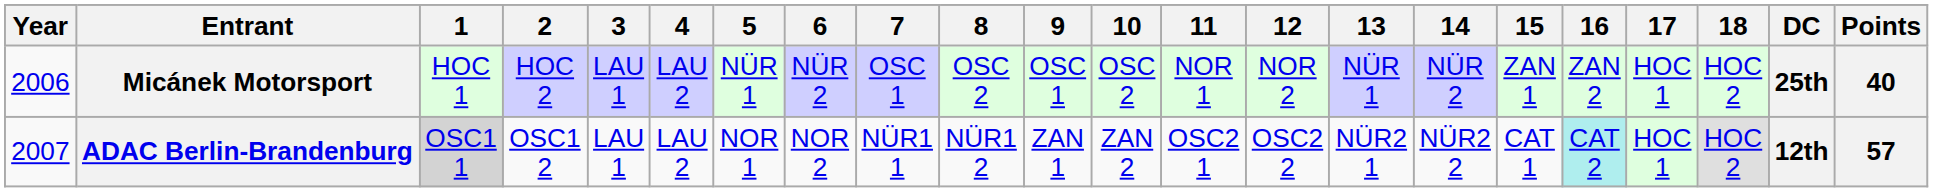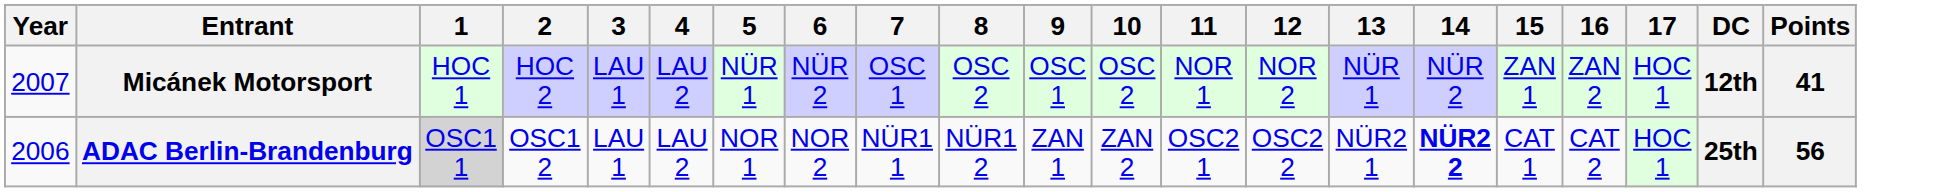- column: (1733, 25)
(40, 81) 2006 -> (40, 81) 2007
(1802, 81) 25th -> (1731, 81) 12th
(1881, 81) 40 -> (1810, 81) 41
(40, 151) 2007 -> (40, 151) 2006
(1455, 151) normal -> (1455, 151) bold
(1595, 151) paleturquoise background -> (1595, 151) no background
(1802, 151) 12th -> (1731, 151) 25th
(1881, 151) 57 -> (1810, 151) 56
